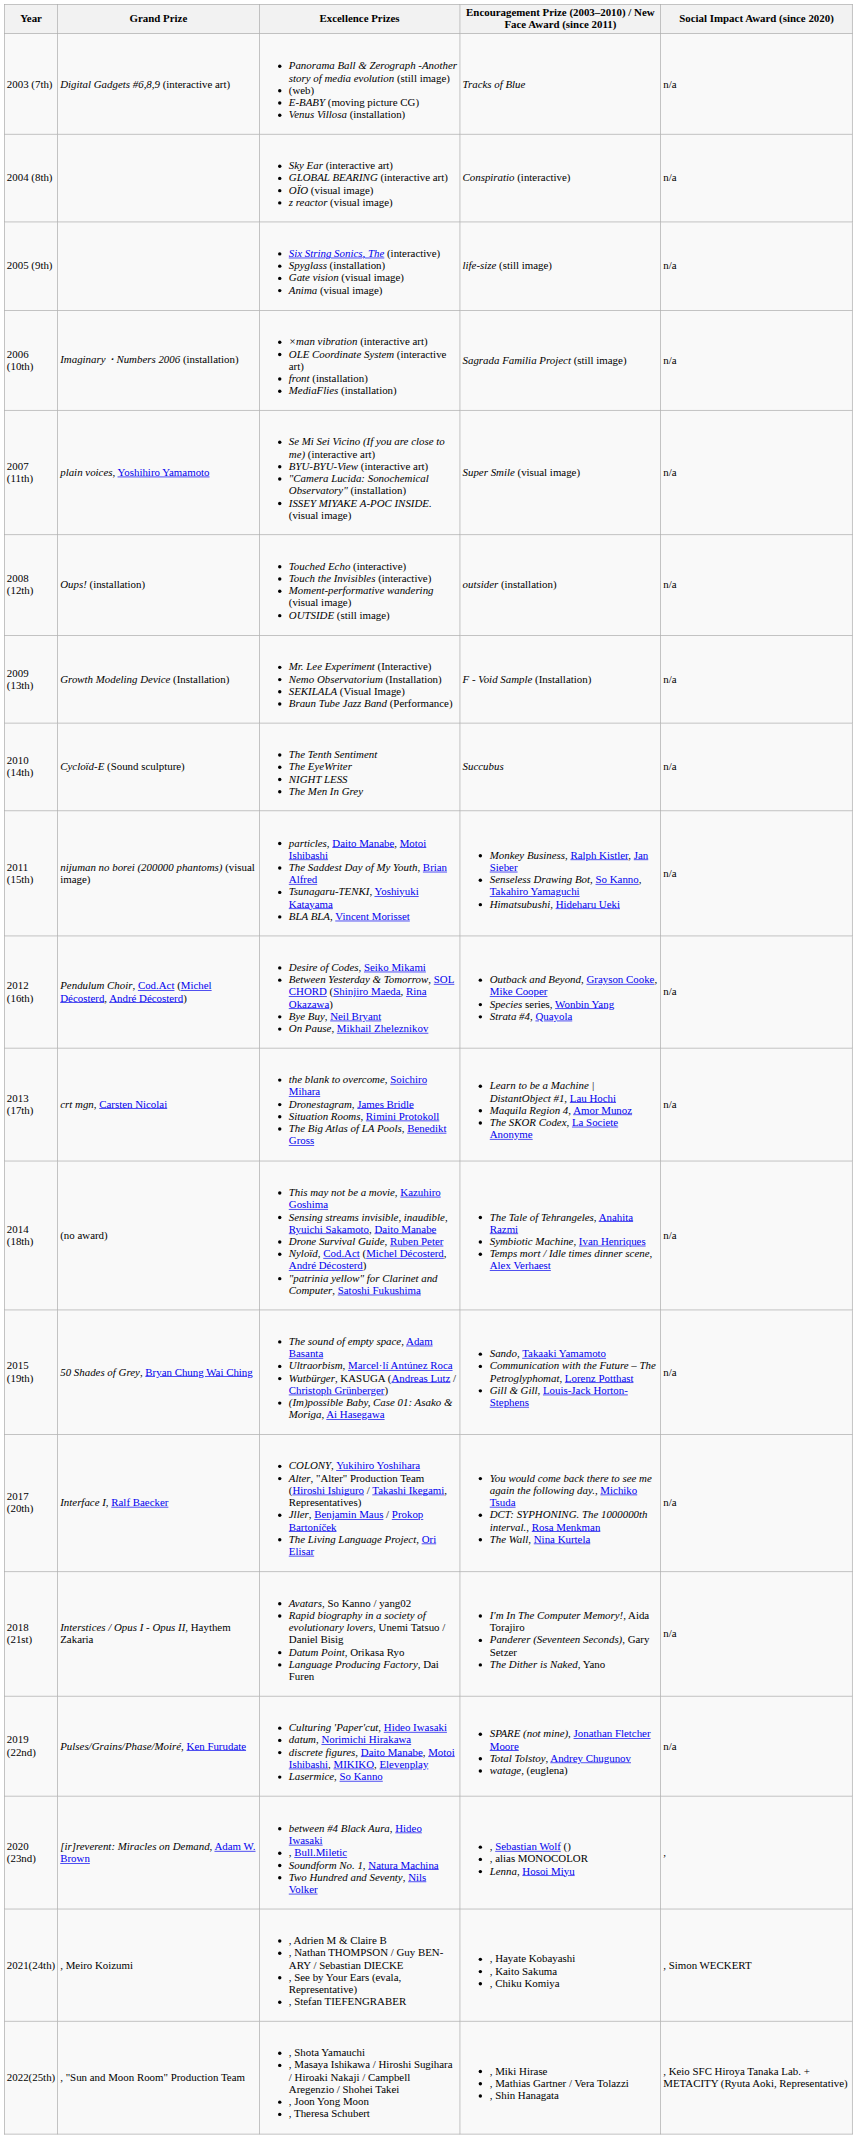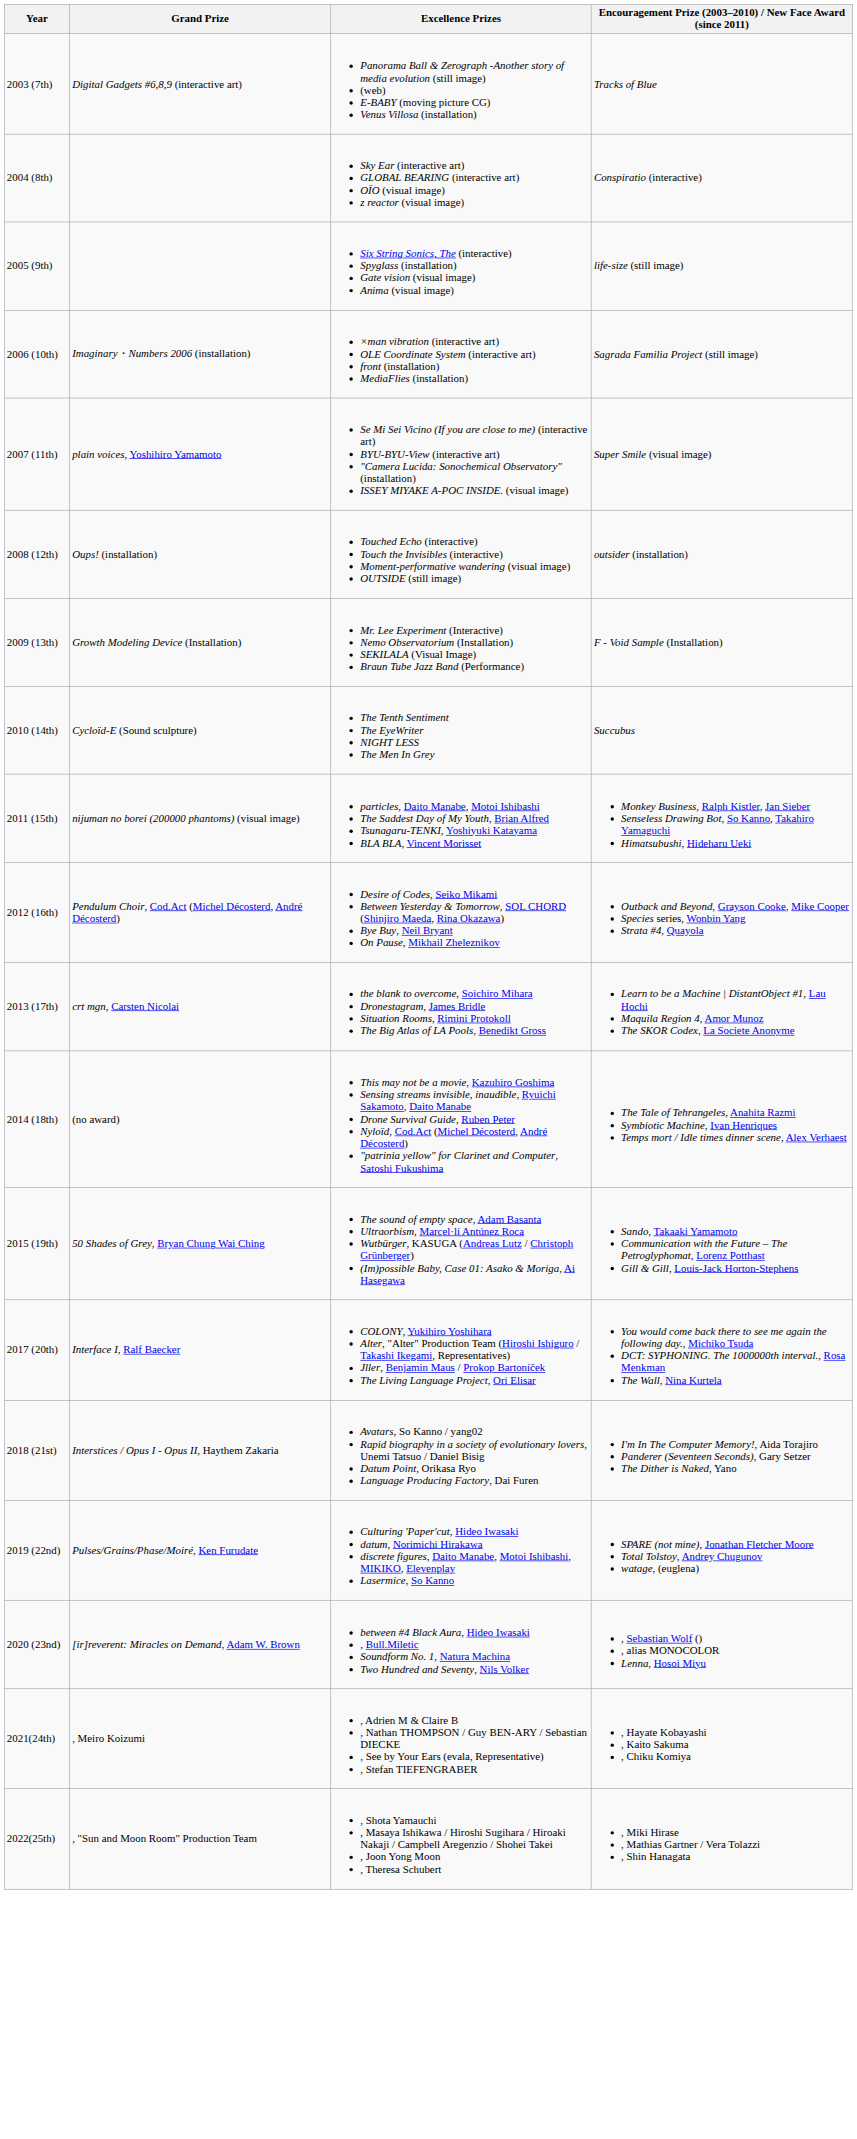- column: (757, 19)
